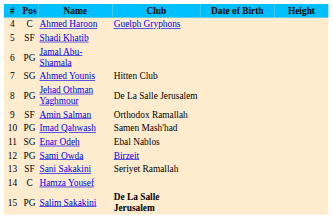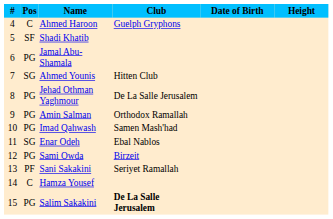(30, 114) SF -> (30, 114) PG
(30, 169) SF -> (30, 169) PF
